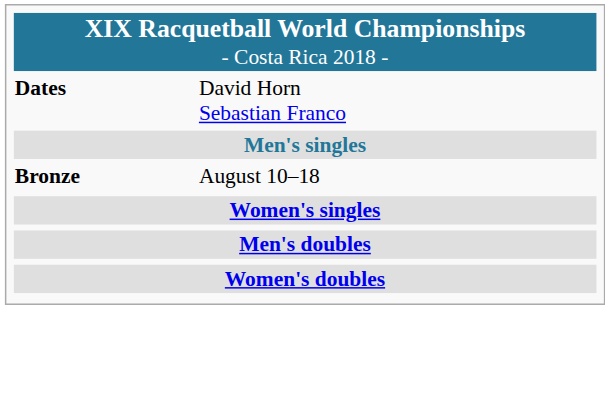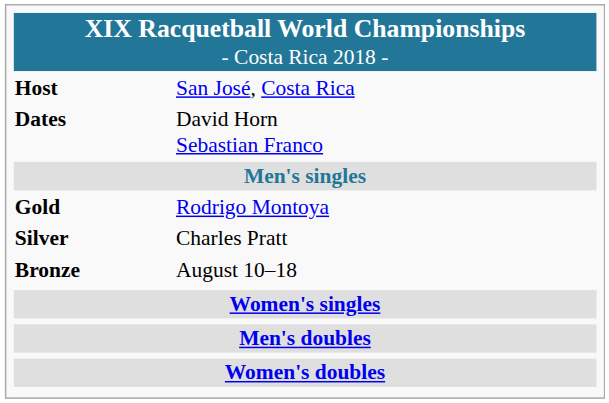+ row: (36, 87)
+ row: (37, 206)
+ row: (42, 238)
